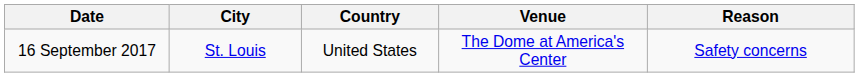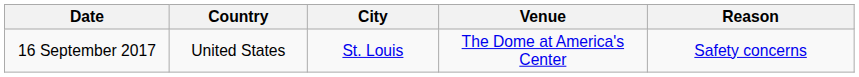columns swapped: (235, 16) <-> (370, 16)
